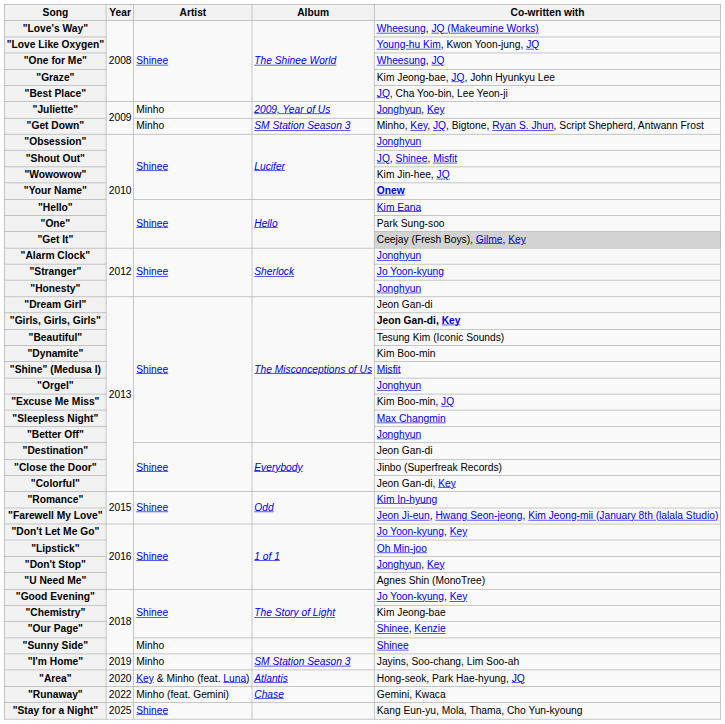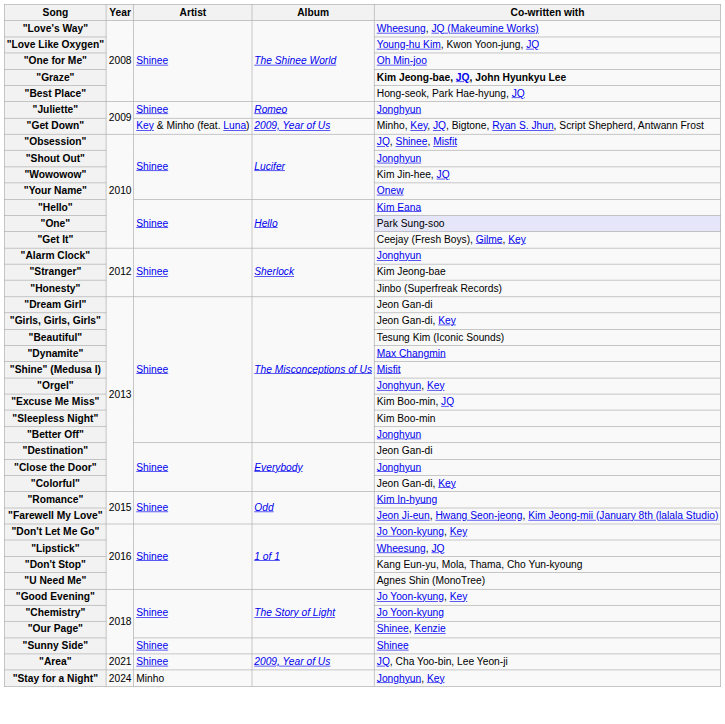(411, 61) Wheesung, JQ -> (402, 61) Oh Min-joo
(466, 77) normal -> (472, 77) bold
(442, 93) JQ, Cha Yoo-bin, Lee Yeon-ji -> (451, 93) Hong-seok, Park Hae-hyung, JQ
(150, 110) Minho -> (152, 110) Shinee
(292, 110) 2009, Year of Us -> (271, 110) Romeo
(411, 110) Jonghyun, Key -> (399, 110) Jonghyun
(150, 126) Minho -> (193, 126) Key & Minho (feat. Luna)
(302, 126) SM Station Season 3 -> (292, 126) 2009, Year of Us
(399, 142) Jonghyun -> (417, 142) JQ, Shinee, Misfit
(417, 158) JQ, Shinee, Misfit -> (399, 158) Jonghyun
(391, 191) bold -> (390, 191) normal
(411, 223) no background -> (411, 223) lavender background
(451, 239) lightgrey background -> (451, 239) no background
(410, 272) Jo Yoon-kyung -> (411, 272) Kim Jeong-bae
(399, 288) Jonghyun -> (439, 288) Jinbo (Superfreak Records)
(419, 321) bold -> (416, 321) normal
(406, 353) Kim Boo-min -> (411, 353) Max Changmin
(399, 386) Jonghyun -> (411, 386) Jonghyun, Key
(411, 418) Max Changmin -> (406, 418) Kim Boo-min
(439, 467) Jinbo (Superfreak Records) -> (399, 467) Jonghyun
(402, 548) Oh Min-joo -> (411, 548) Wheesung, JQ
(411, 564) Jonghyun, Key -> (480, 564) Kang Eun-yu, Mola, Thama, Cho Yun-kyoung
(411, 613) Kim Jeong-bae -> (410, 613) Jo Yoon-kyung
(150, 645) Minho -> (152, 645) Shinee
- row: (55, 662)
(120, 678) 2020 -> (120, 662) 2021
(193, 678) Key & Minho (feat. Luna) -> (152, 662) Shinee
(271, 678) Atlantis -> (292, 662) 2009, Year of Us
(451, 678) Hong-seok, Park Hae-hyung, JQ -> (442, 662) JQ, Cha Yoo-bin, Lee Yeon-ji
- row: (55, 694)
(120, 710) 2025 -> (120, 678) 2024
(152, 710) Shinee -> (150, 678) Minho
(480, 710) Kang Eun-yu, Mola, Thama, Cho Yun-kyoung -> (411, 678) Jonghyun, Key
